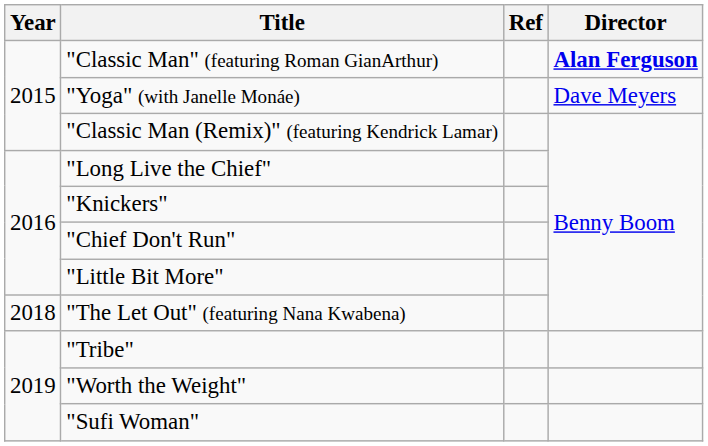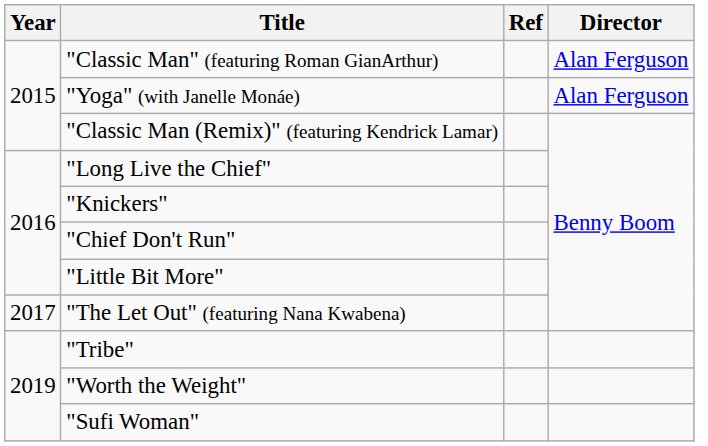(626, 58) bold -> (621, 58) normal
(615, 95) Dave Meyers -> (621, 95) Alan Ferguson
(33, 312) 2018 -> (33, 312) 2017
